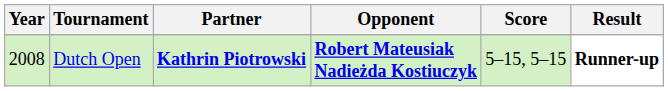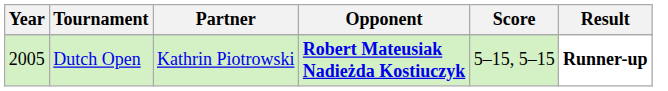(27, 60) 2008 -> (27, 60) 2005
(232, 60) bold -> (226, 60) normal
